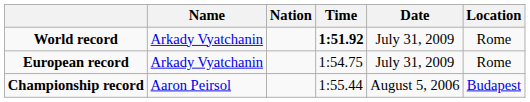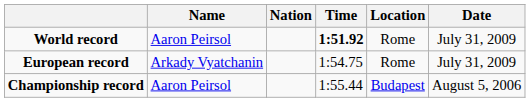columns swapped: (494, 16) <-> (415, 16)
(207, 39) Arkady Vyatchanin -> (191, 39) Aaron Peirsol
